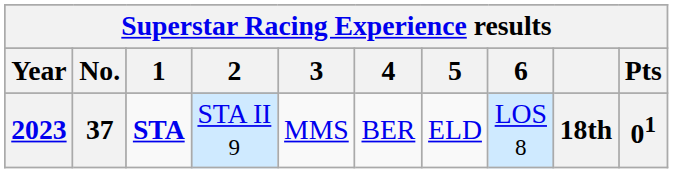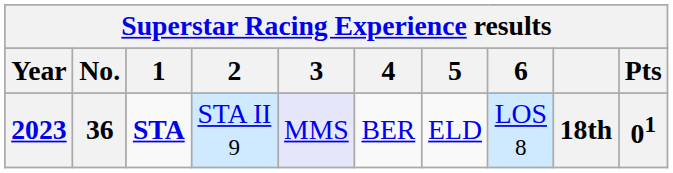(100, 129) 37 -> (100, 129) 36
(316, 129) no background -> (316, 129) lavender background
